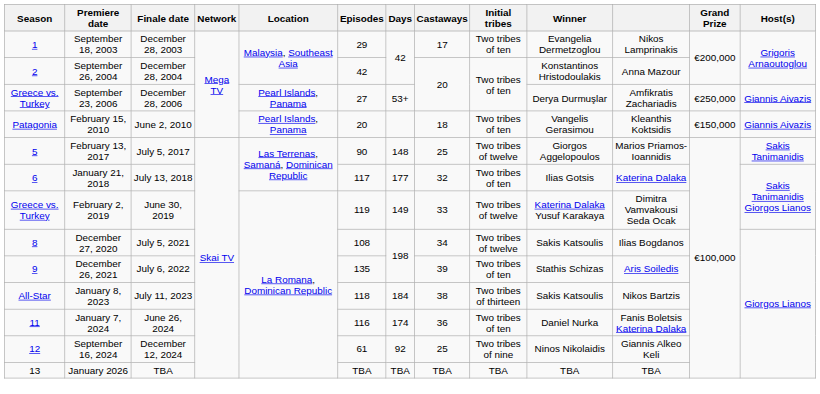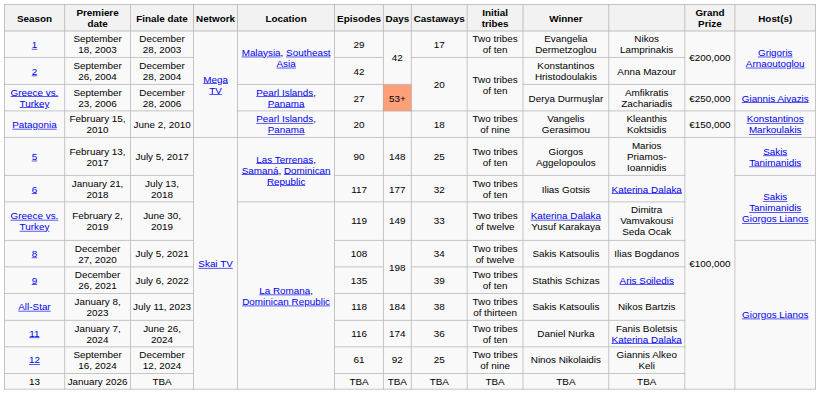(400, 98) no background -> (397, 98) lightsalmon background
(498, 125) Two tribes of ten -> (495, 125) Two tribes of nine
(778, 125) Giannis Aivazis -> (775, 125) Konstantinos Markoulakis
(498, 151) Two tribes of twelve -> (495, 157) Two tribes of ten
